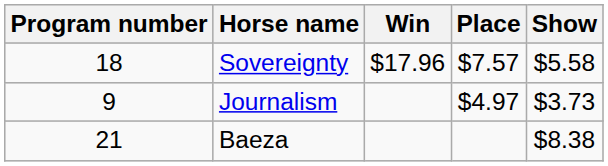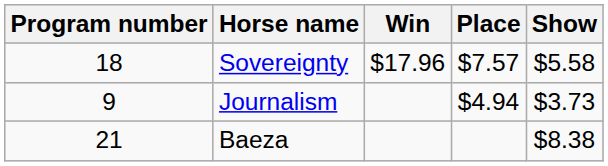(488, 101) $4.97 -> (488, 101) $4.94
